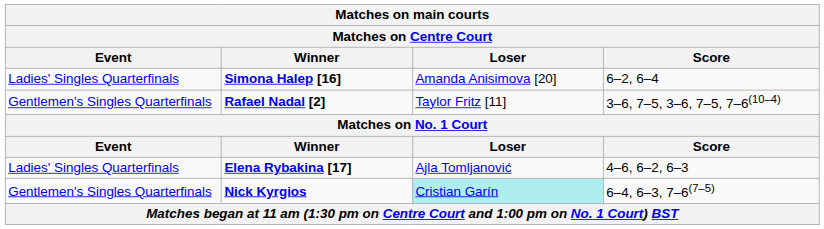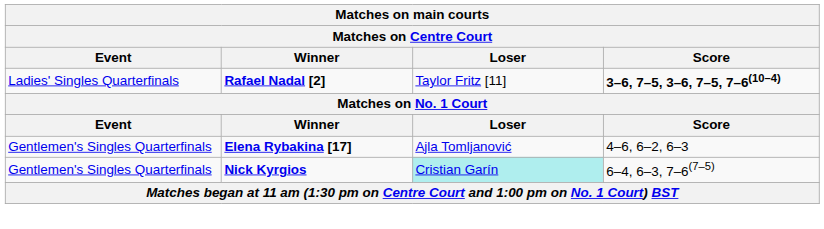- row: (283, 79)
(110, 102) Gentlemen's Singles Quarterfinals -> (94, 80) Ladies' Singles Quarterfinals
(694, 102) normal -> (694, 80) bold
(94, 167) Ladies' Singles Quarterfinals -> (110, 146) Gentlemen's Singles Quarterfinals
